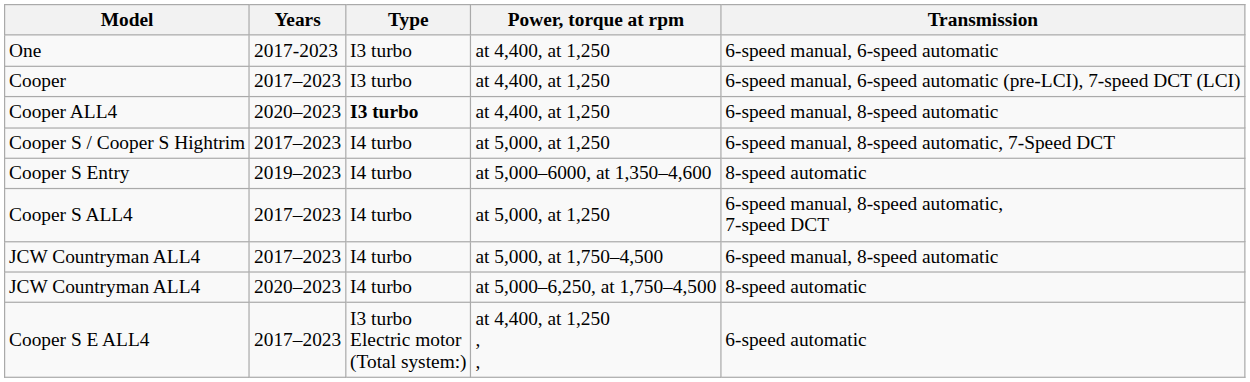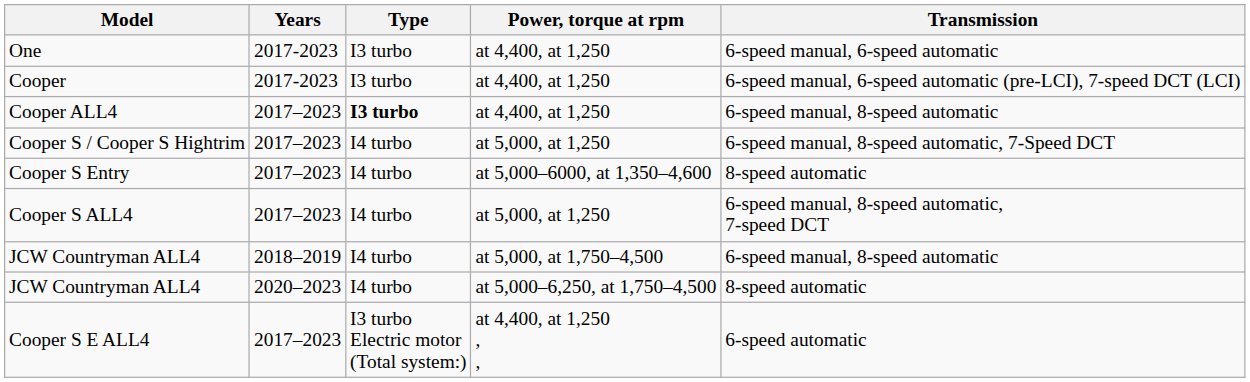(298, 81) 2017–2023 -> (296, 81) 2017-2023
(298, 111) 2020–2023 -> (298, 111) 2017–2023
(298, 173) 2019–2023 -> (298, 173) 2017–2023
(298, 256) 2017–2023 -> (298, 256) 2018–2019
